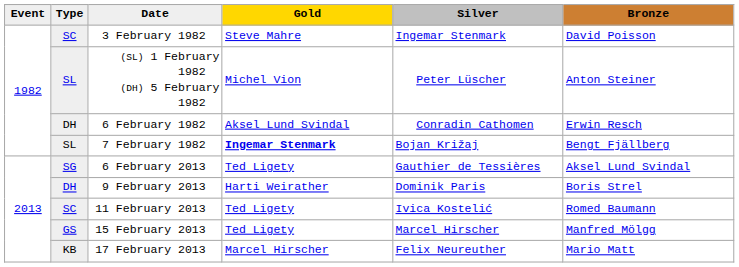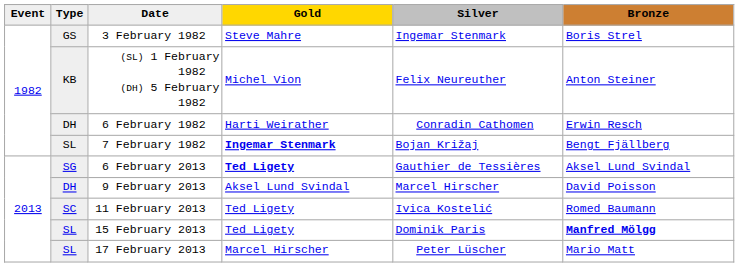(70, 36) SC -> (70, 36) GS
(611, 36) David Poisson -> (604, 36) Boris Strel
(70, 80) SL -> (70, 80) KB
(451, 80) Peter Lüscher -> (451, 80) Felix Neureuther
(287, 124) Aksel Lund Svindal -> (277, 124) Harti Weirather
(260, 166) normal -> (260, 166) bold
(277, 188) Harti Weirather -> (287, 188) Aksel Lund Svindal
(440, 188) Dominik Paris -> (447, 188) Marcel Hirscher
(604, 188) Boris Strel -> (611, 188) David Poisson
(70, 230) GS -> (70, 230) SL
(447, 230) Marcel Hirscher -> (440, 230) Dominik Paris
(611, 230) normal -> (611, 230) bold
(70, 251) KB -> (70, 251) SL
(451, 251) Felix Neureuther -> (451, 251) Peter Lüscher
